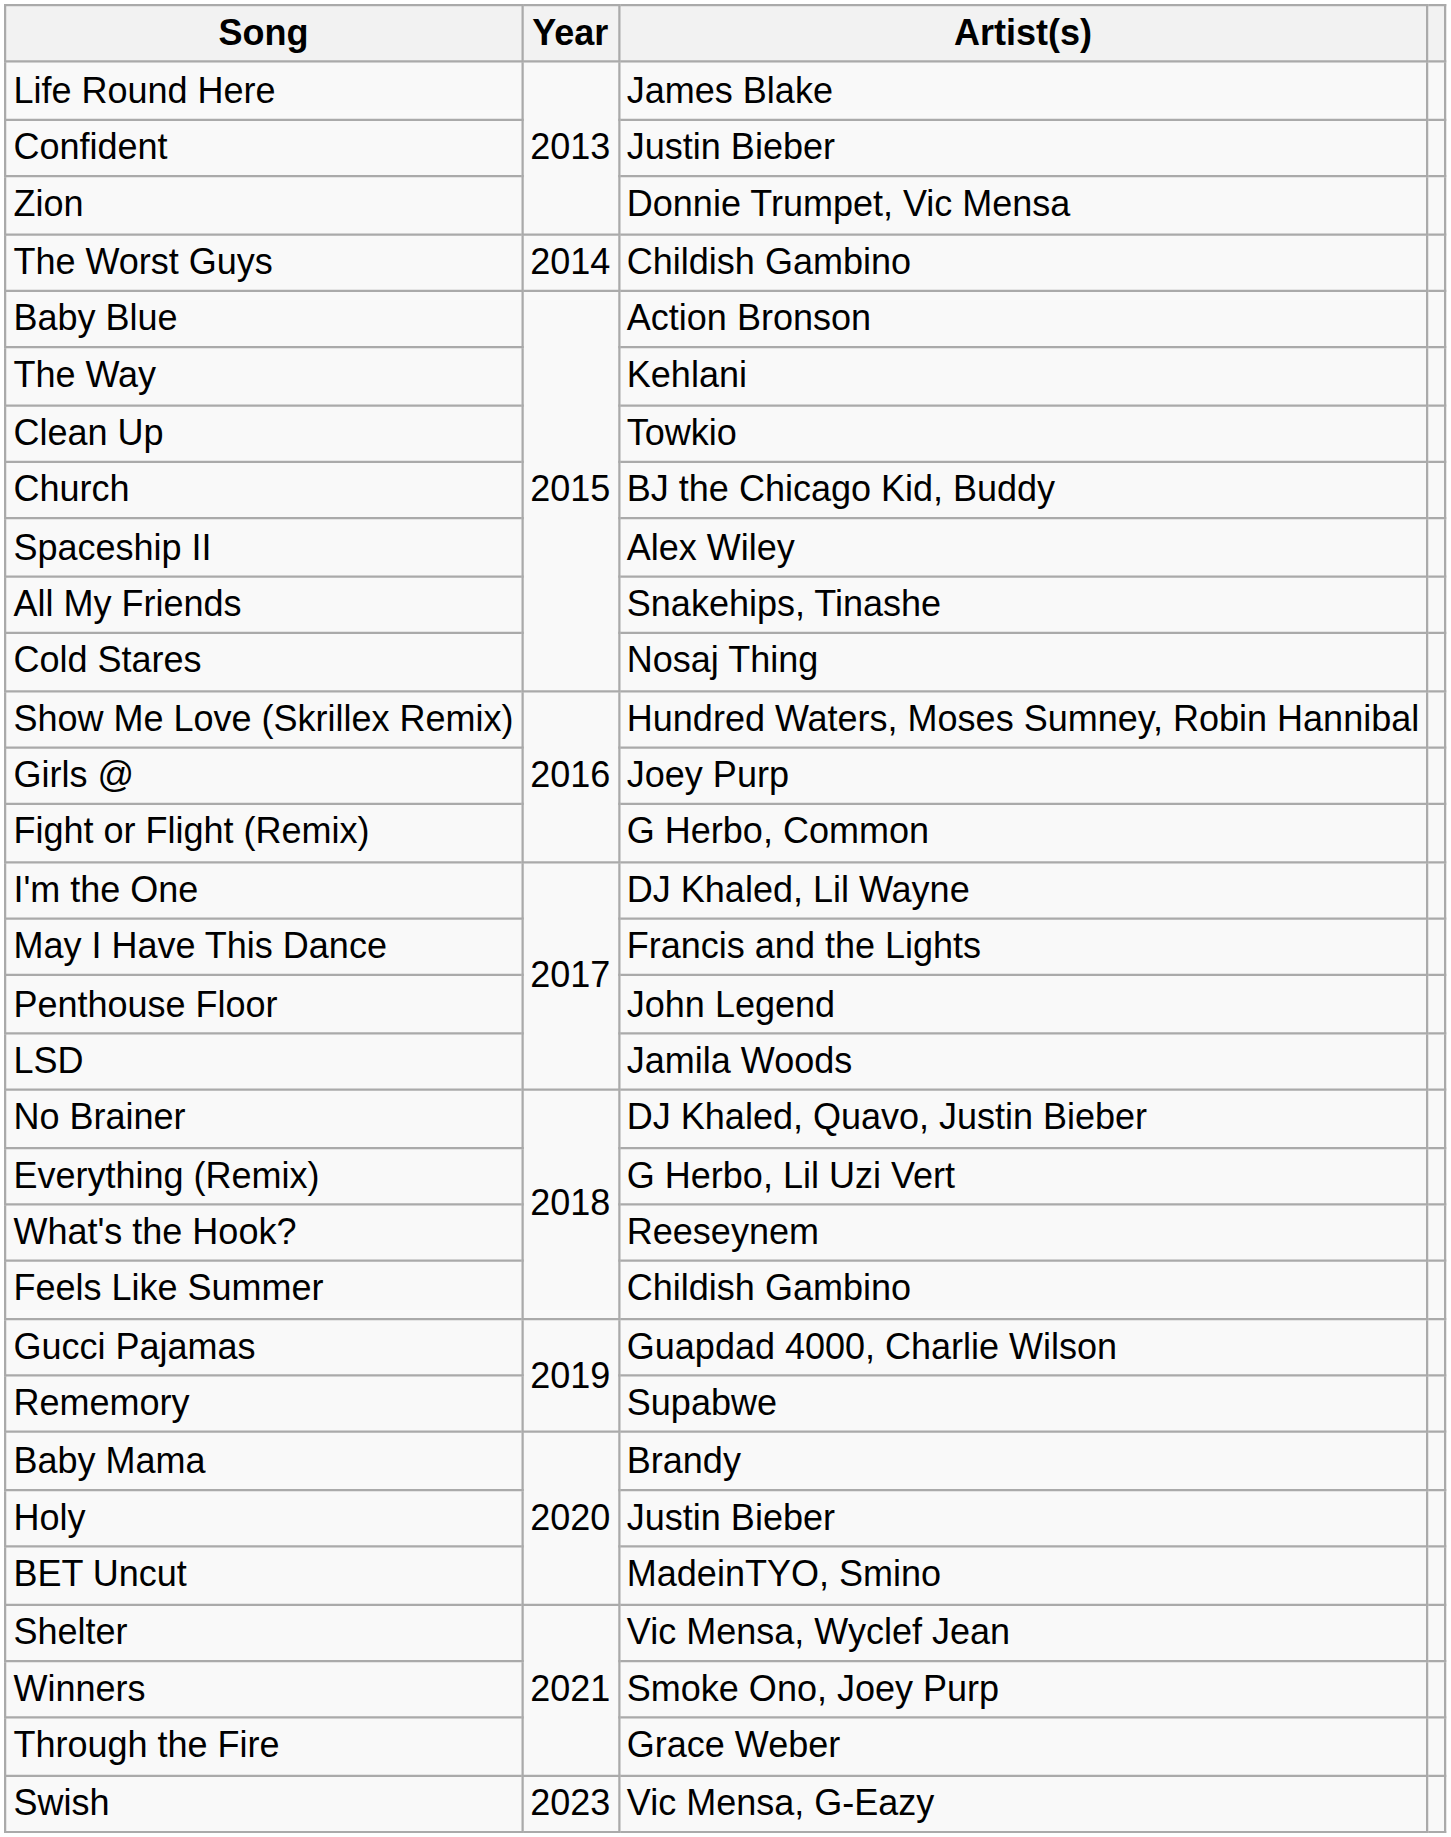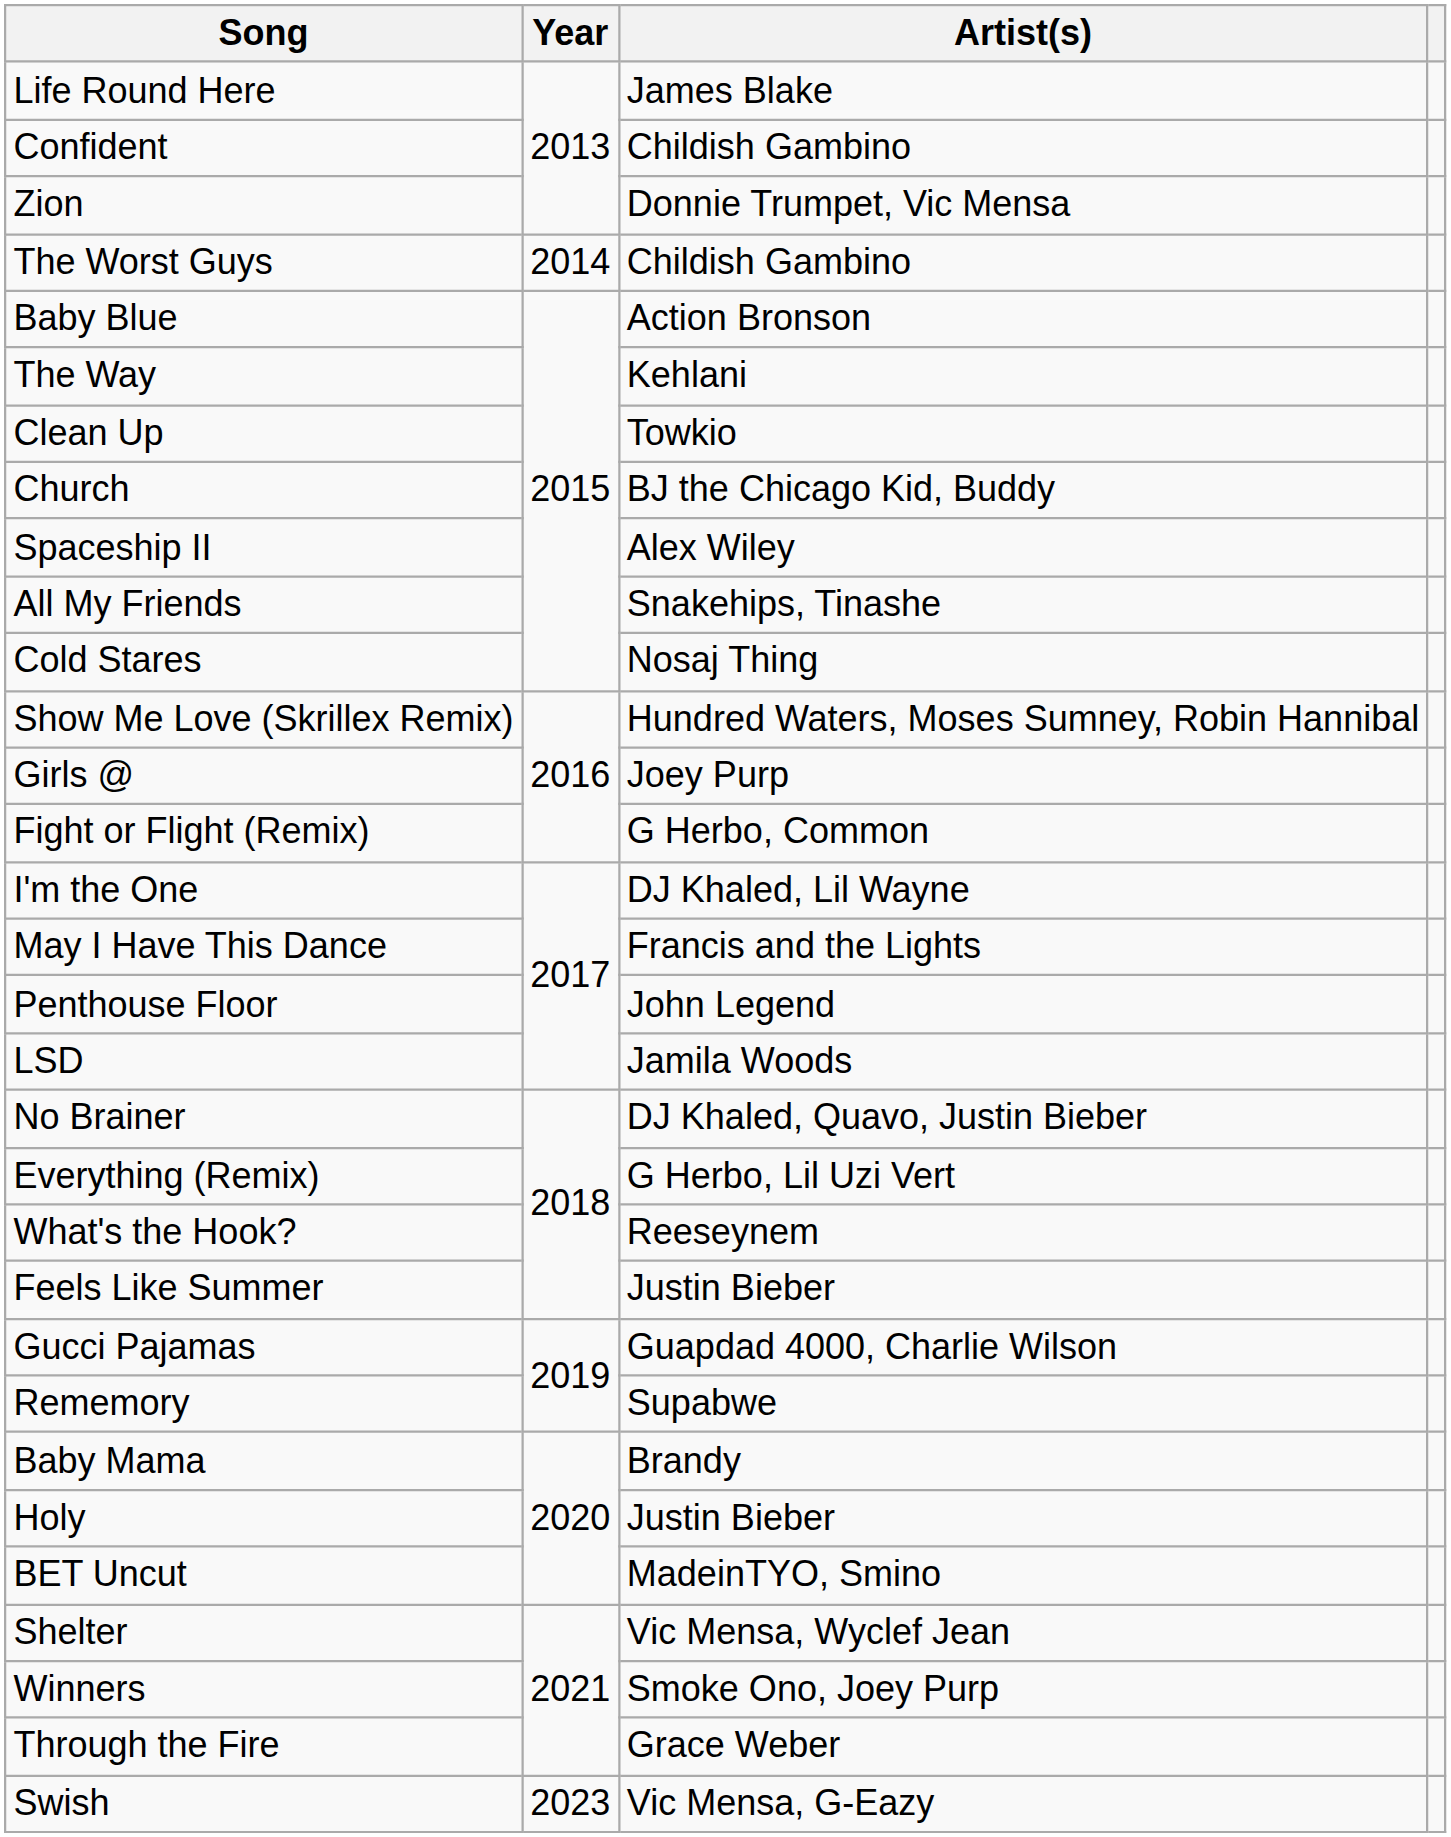(731, 147) Justin Bieber -> (769, 147) Childish Gambino
(769, 1289) Childish Gambino -> (731, 1289) Justin Bieber
